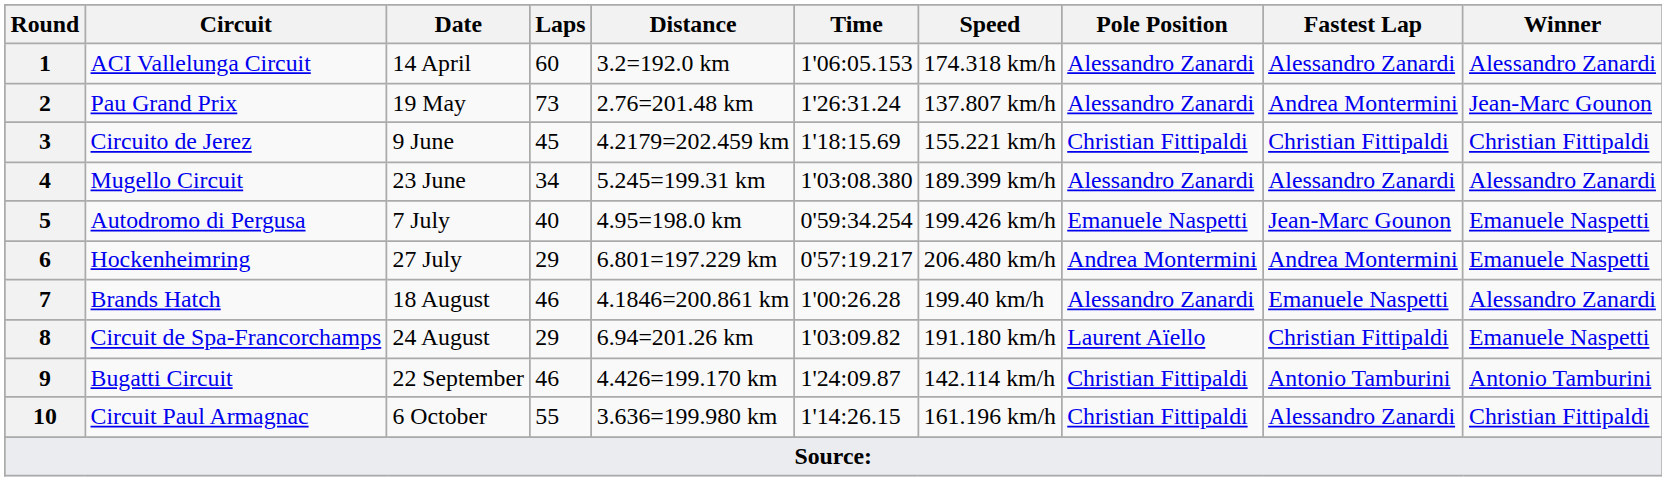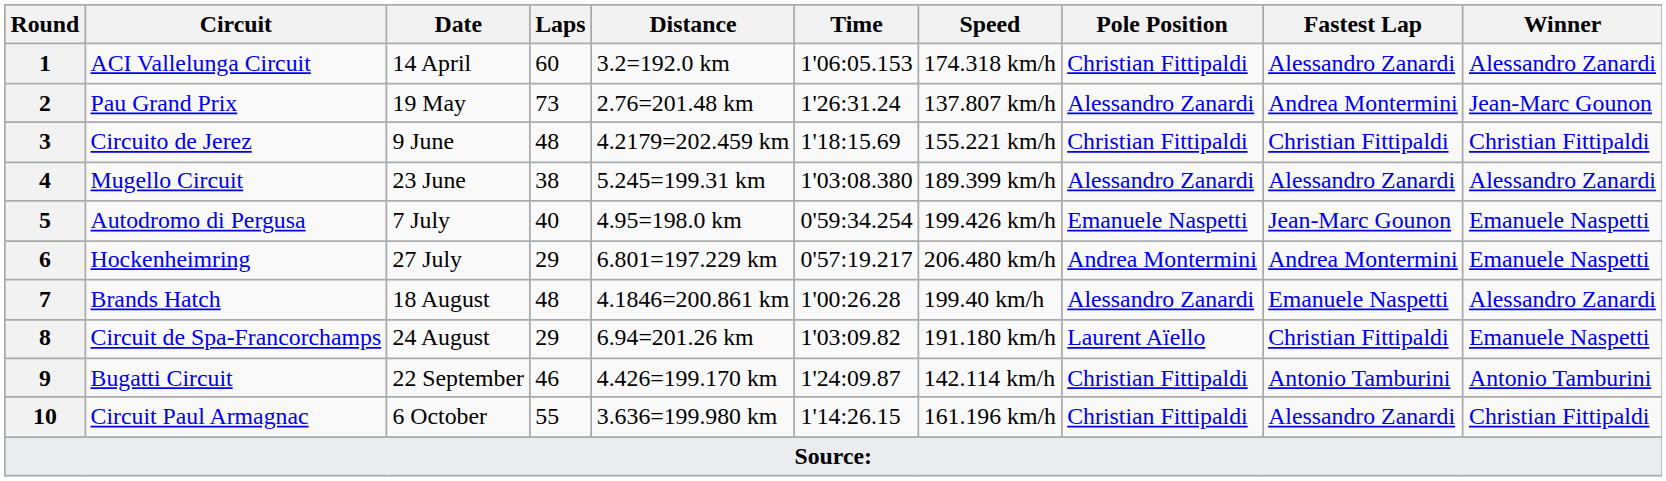(1161, 62) Alessandro Zanardi -> (1157, 62) Christian Fittipaldi
(547, 141) 45 -> (547, 141) 48
(547, 180) 34 -> (547, 180) 38
(547, 298) 46 -> (547, 298) 48
